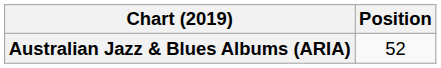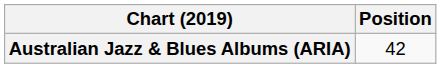(395, 48) 52 -> (395, 48) 42
